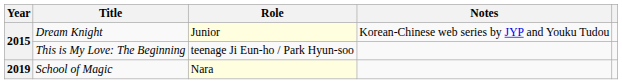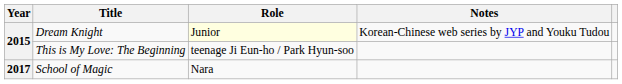(19, 69) 2019 -> (19, 69) 2017
(202, 69) lightyellow background -> (202, 69) no background
